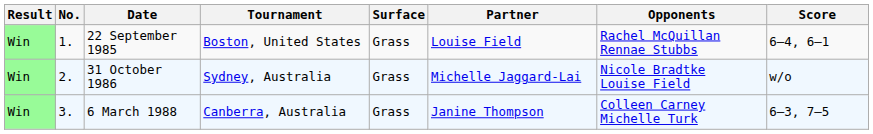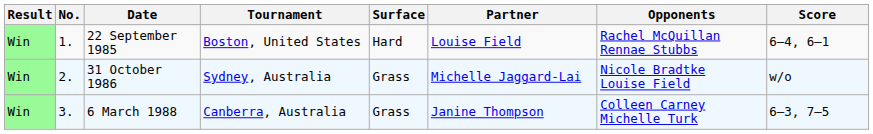(391, 42) Grass -> (387, 42) Hard
